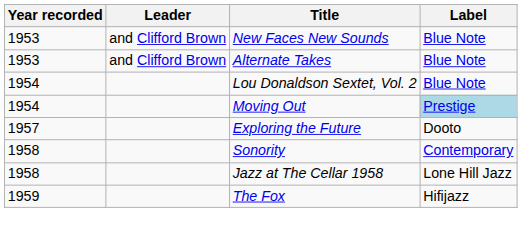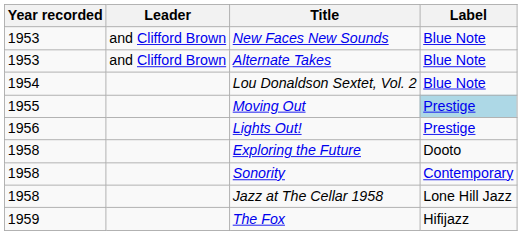(24, 106) 1954 -> (24, 106) 1955
+ row: (267, 128)
(24, 128) 1957 -> (24, 151) 1958
